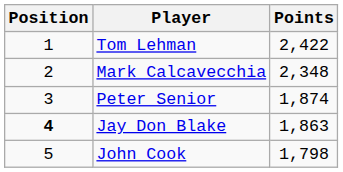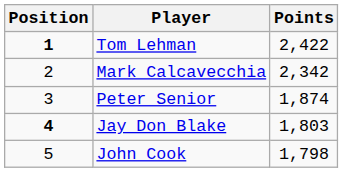(49, 45) normal -> (49, 45) bold
(304, 72) 2,348 -> (304, 72) 2,342
(304, 127) 1,863 -> (304, 127) 1,803
